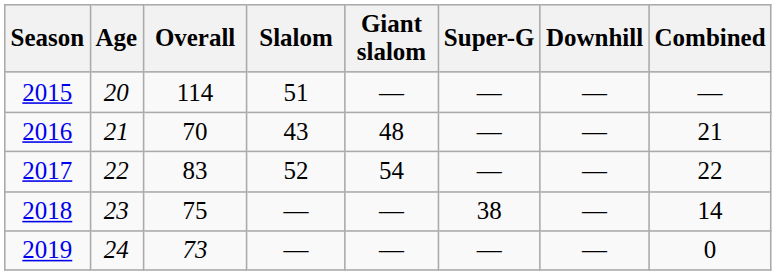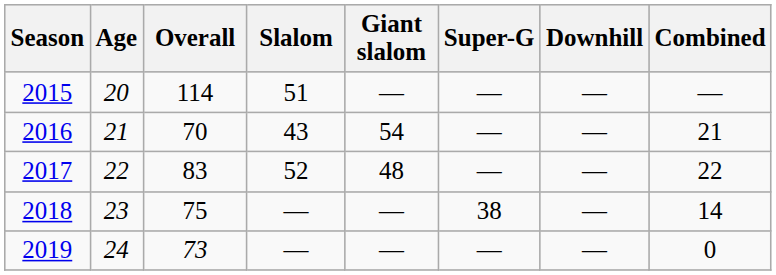(391, 131) 48 -> (391, 131) 54
(391, 171) 54 -> (391, 171) 48
